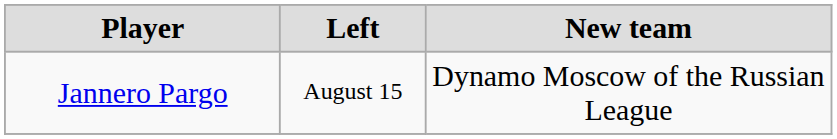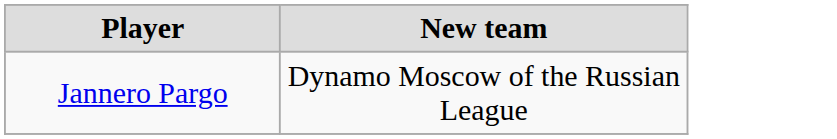- column: (353, 28)
